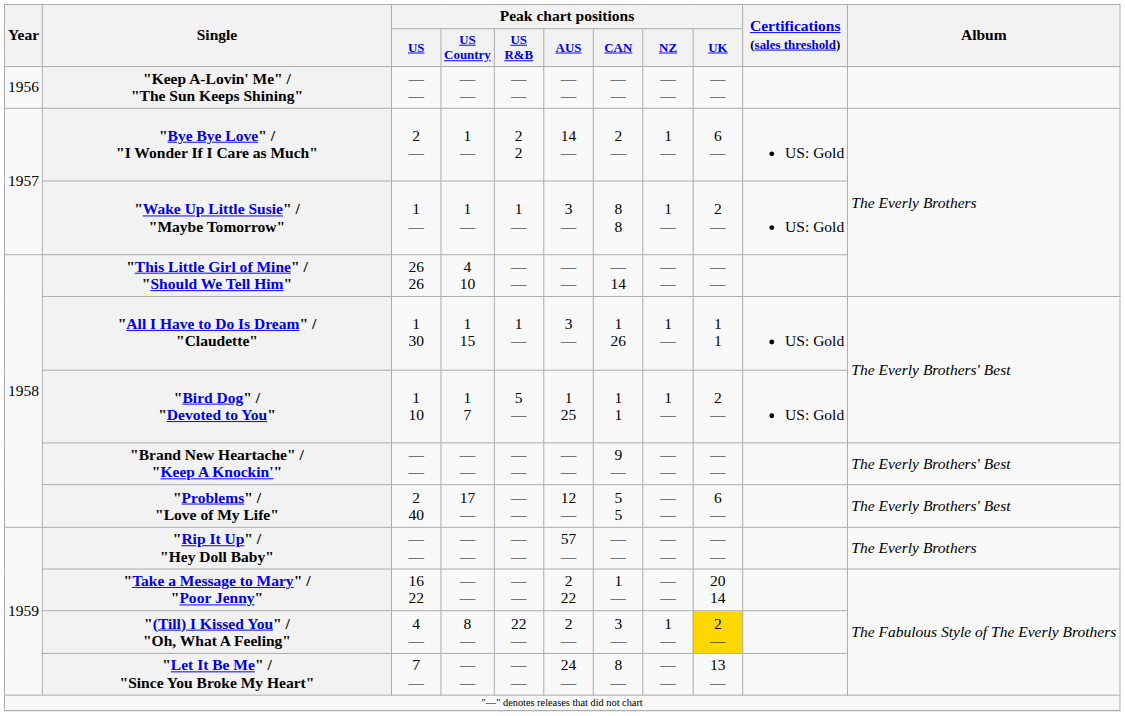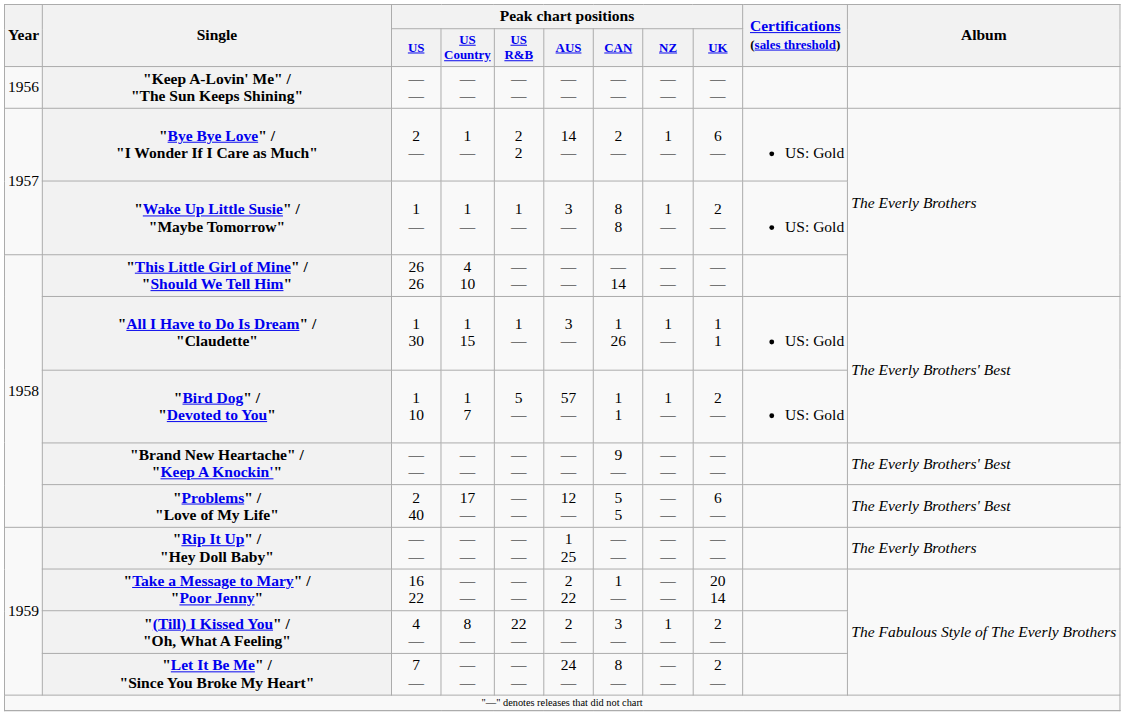(569, 406) 1 25 -> (569, 406) 57 —
(569, 548) 57 — -> (569, 548) 1 25
(718, 632) gold background -> (718, 632) no background
(718, 674) 13 — -> (718, 674) 2 —
